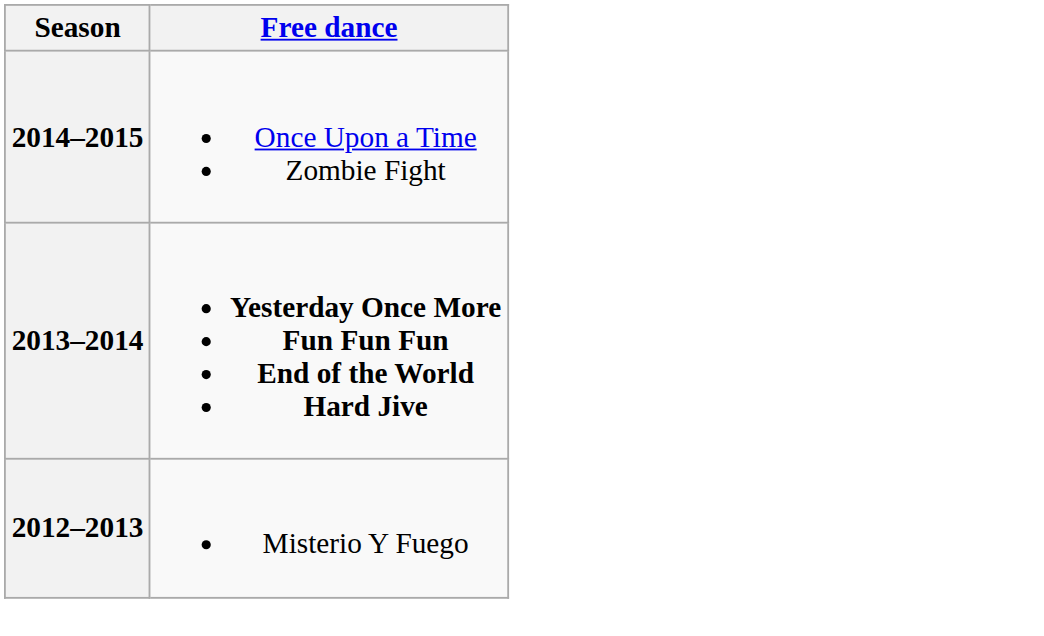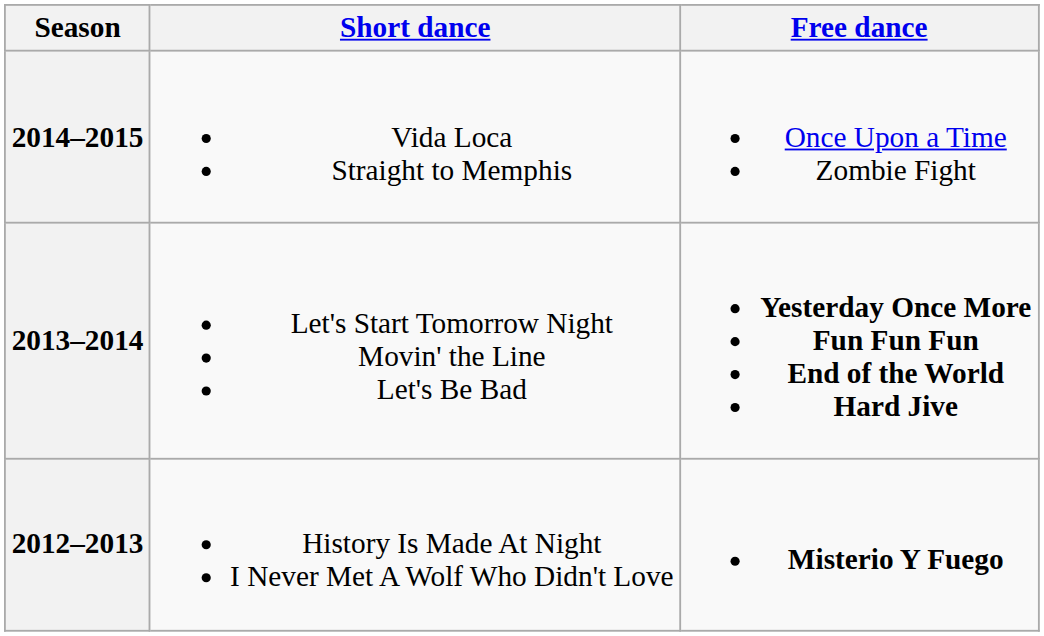+ column: (415, 27)
(329, 544) normal -> (859, 561) bold
